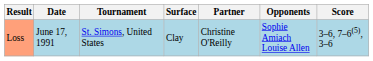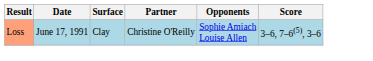- column: (122, 11)
